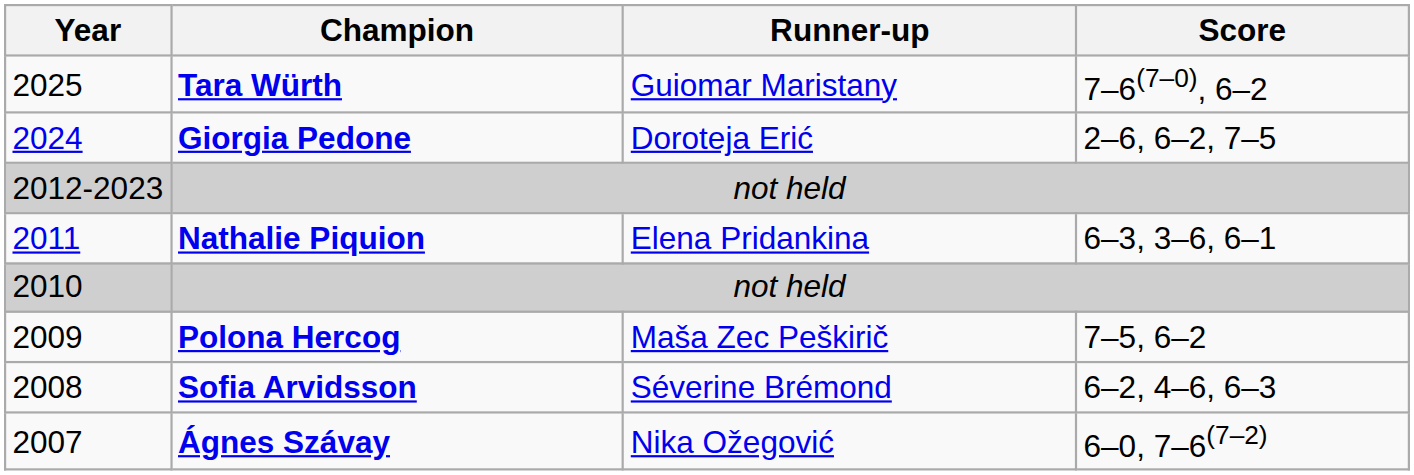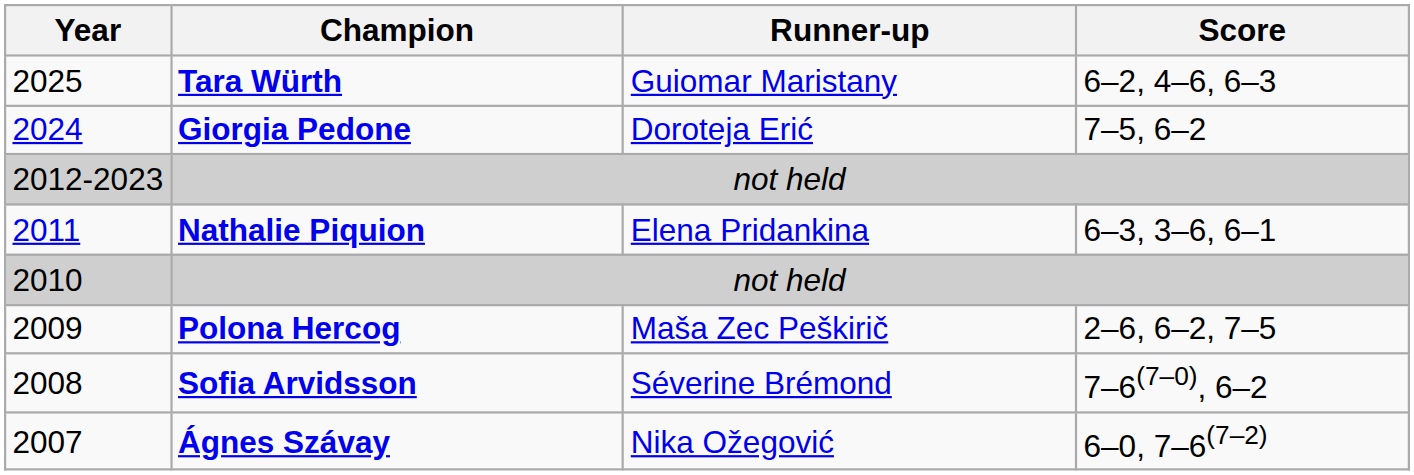(1176, 84) 7–6(7–0), 6–2 -> (1180, 80) 6–2, 4–6, 6–3
(1180, 138) 2–6, 6–2, 7–5 -> (1145, 130) 7–5, 6–2
(1145, 338) 7–5, 6–2 -> (1180, 329) 2–6, 6–2, 7–5
(1180, 387) 6–2, 4–6, 6–3 -> (1176, 383) 7–6(7–0), 6–2
